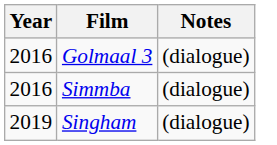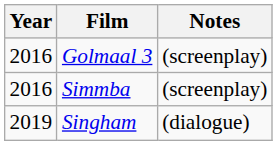(206, 55) (dialogue) -> (215, 55) (screenplay)
(206, 88) (dialogue) -> (215, 88) (screenplay)
